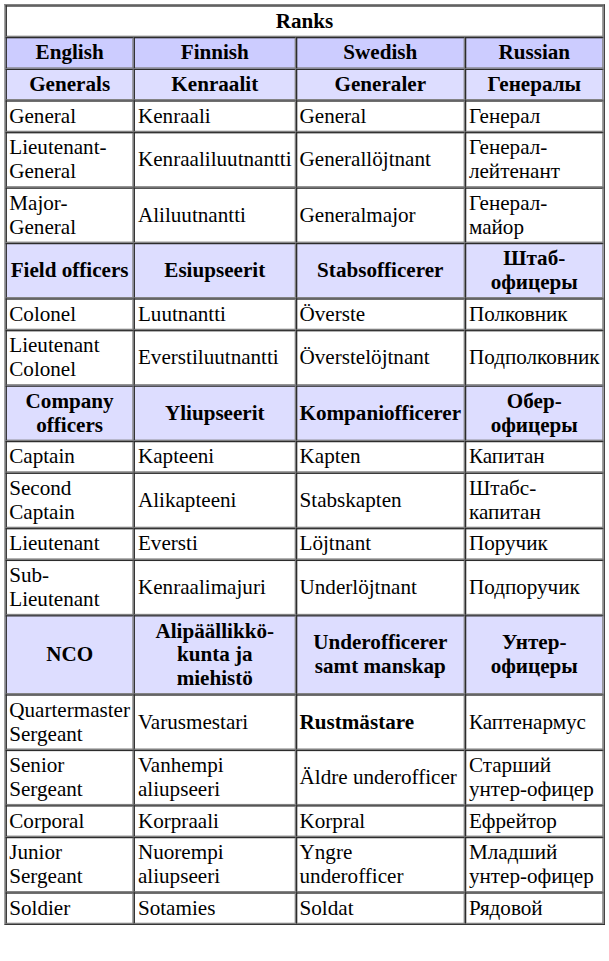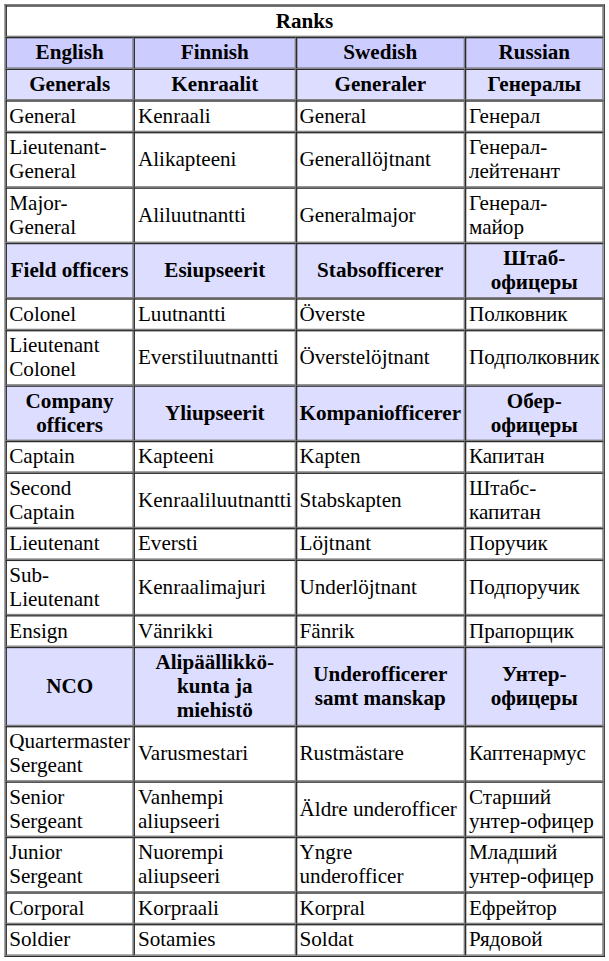(215, 159) Kenraaliluutnantti -> (187, 159) Alikapteeni
(187, 500) Alikapteeni -> (215, 500) Kenraaliluutnantti
+ row: (39, 630)
(357, 721) bold -> (352, 753) normal
rows swapped: (46, 864) <-> (47, 820)
